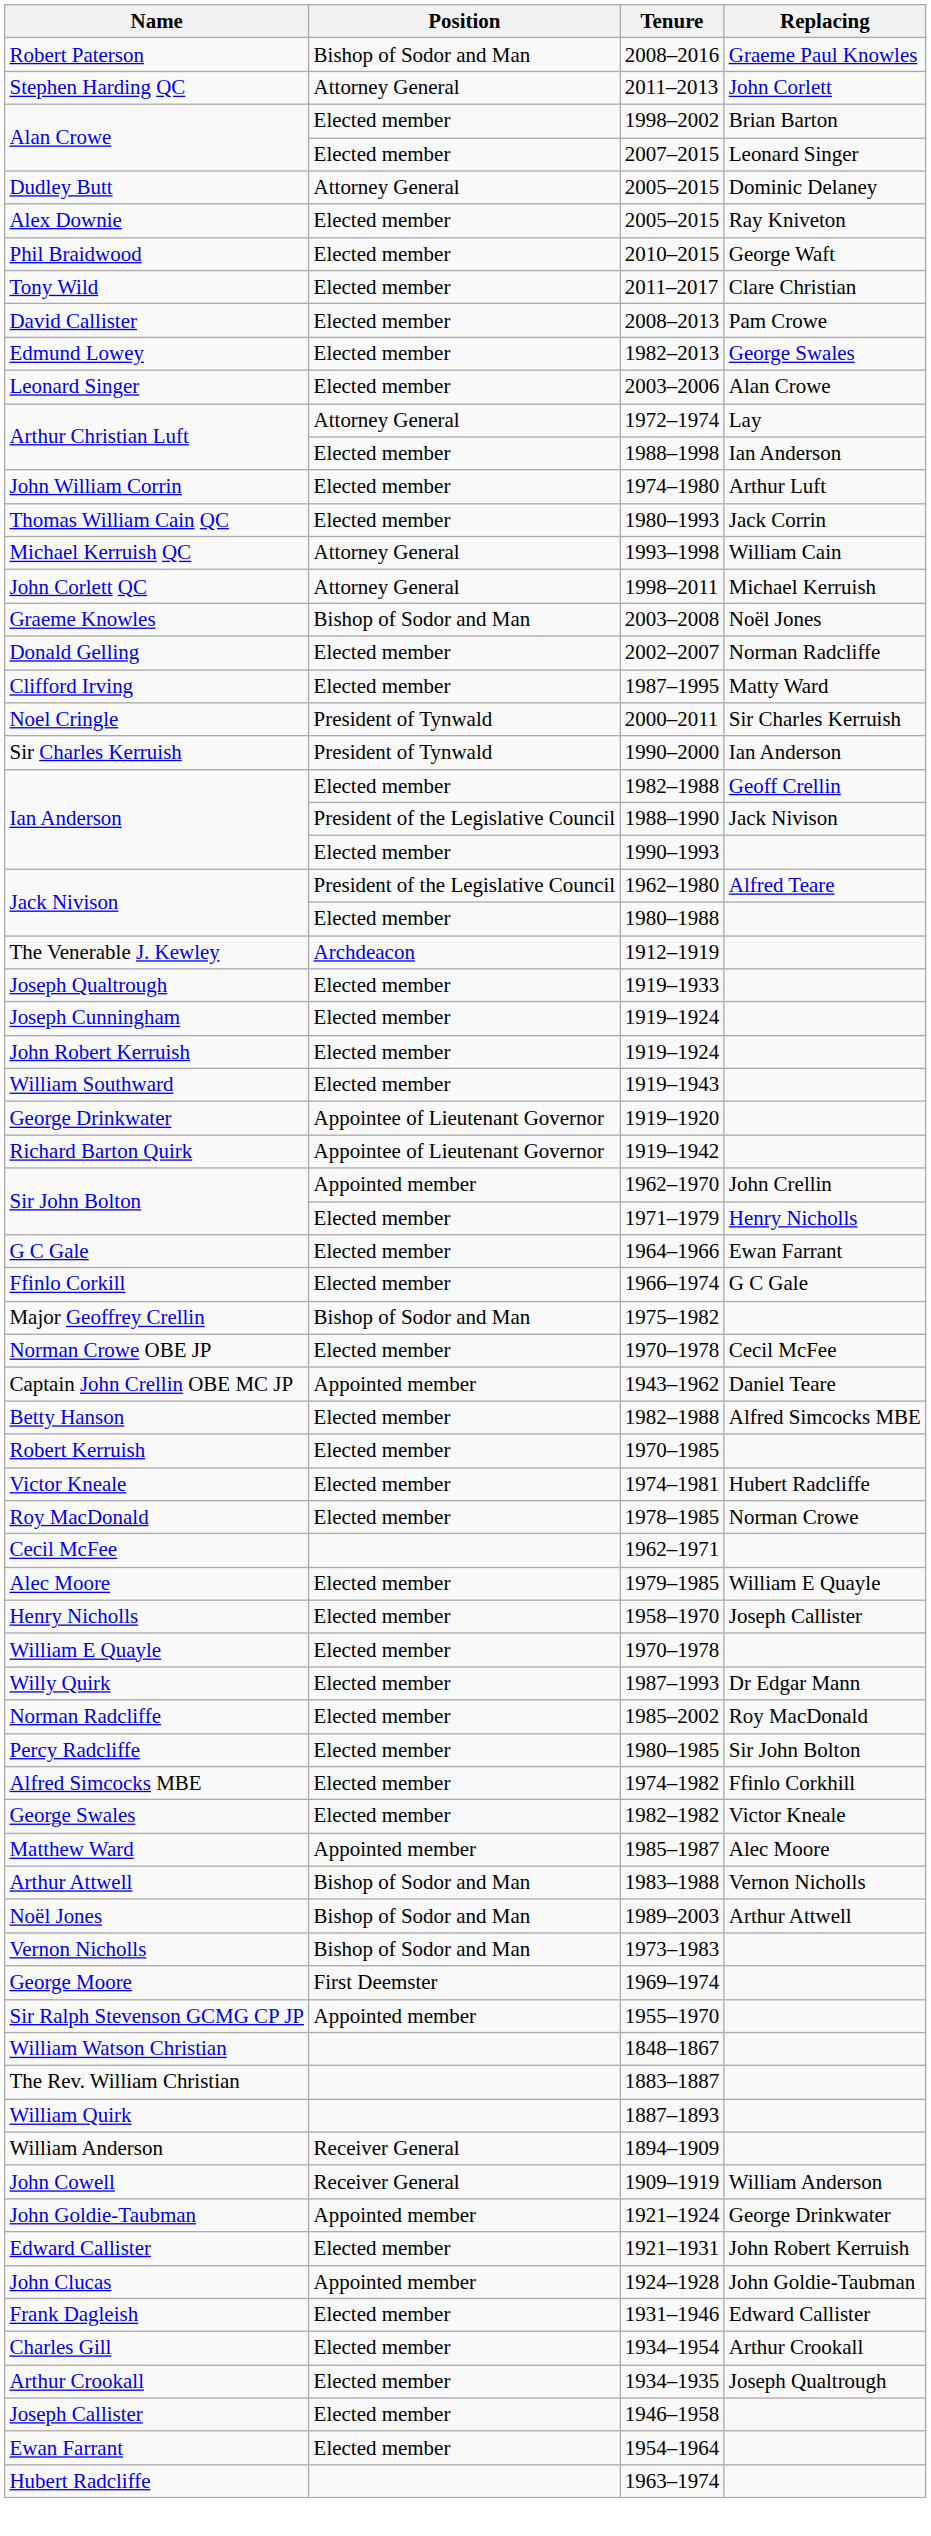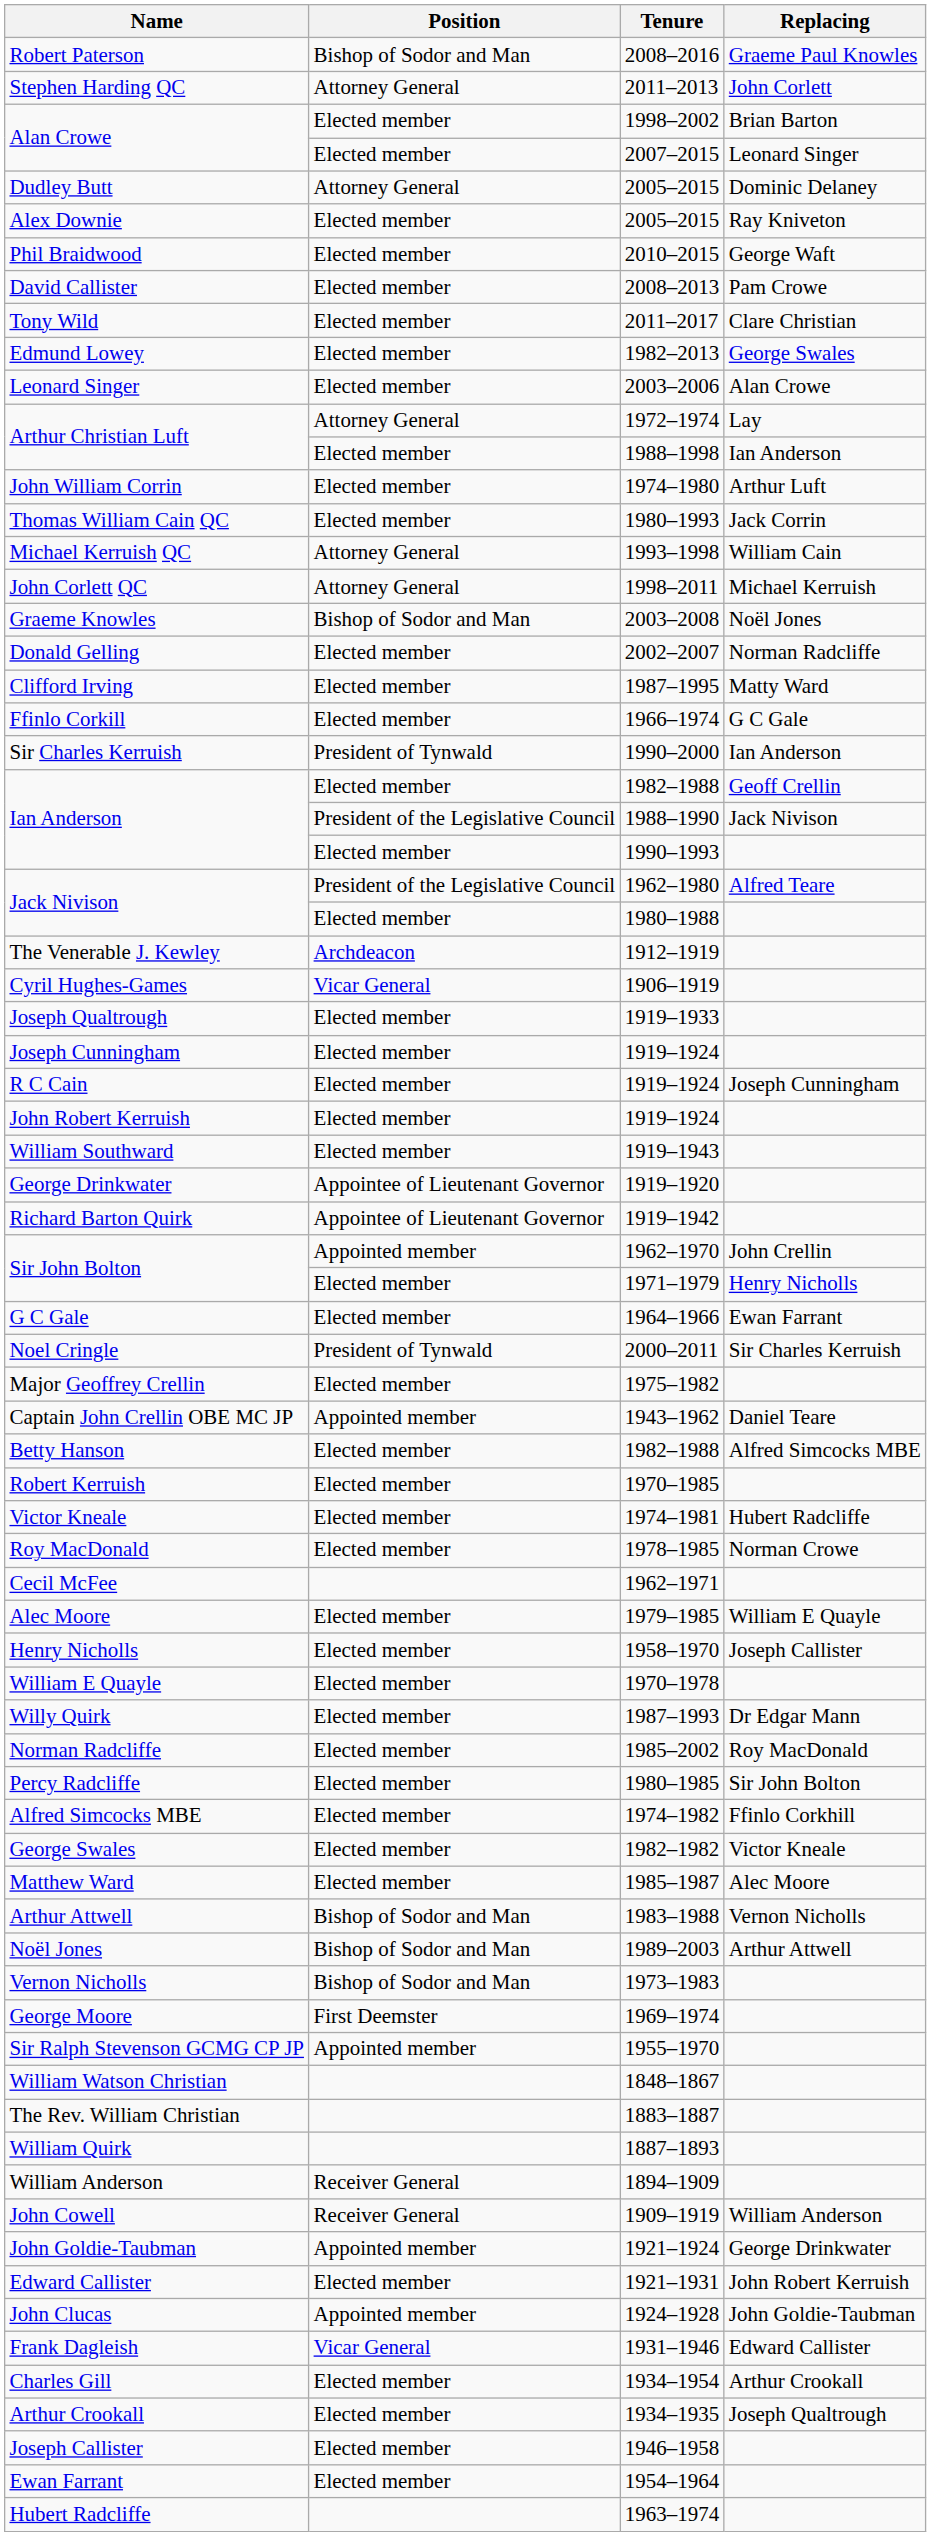rows swapped: (54, 287) <-> (73, 320)
rows swapped: (64, 719) <-> (67, 1284)
+ row: (98, 985)
+ row: (48, 1084)
(422, 1317) Bishop of Sodor and Man -> (382, 1384) Elected member
- row: (110, 1350)
(395, 1849) Appointed member -> (382, 1882) Elected member
(382, 2314) Elected member -> (372, 2348) Vicar General
